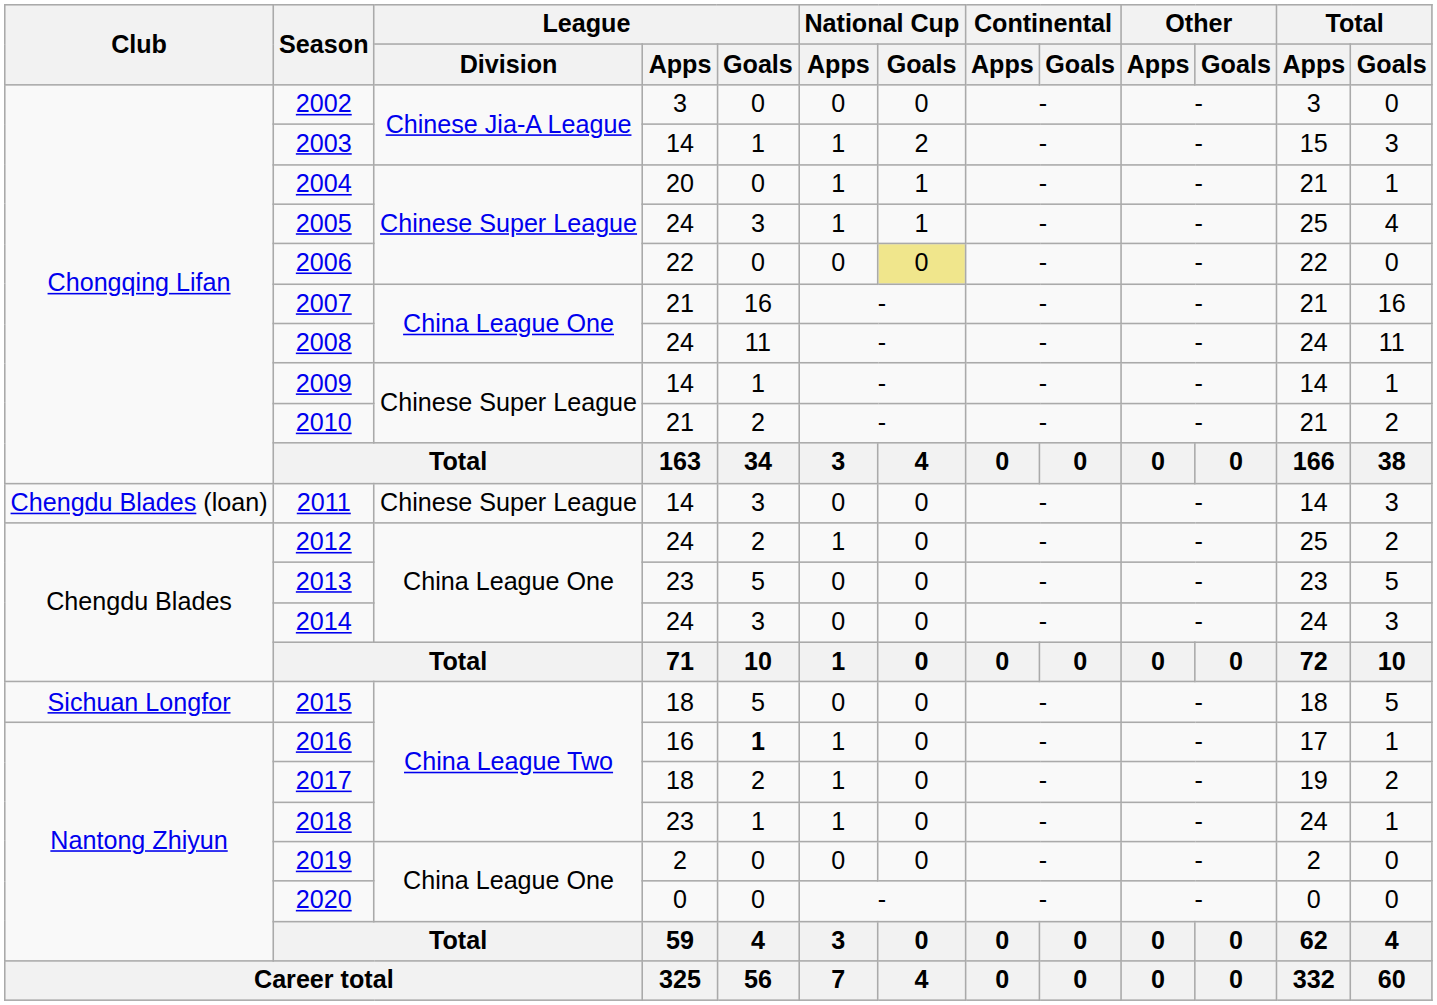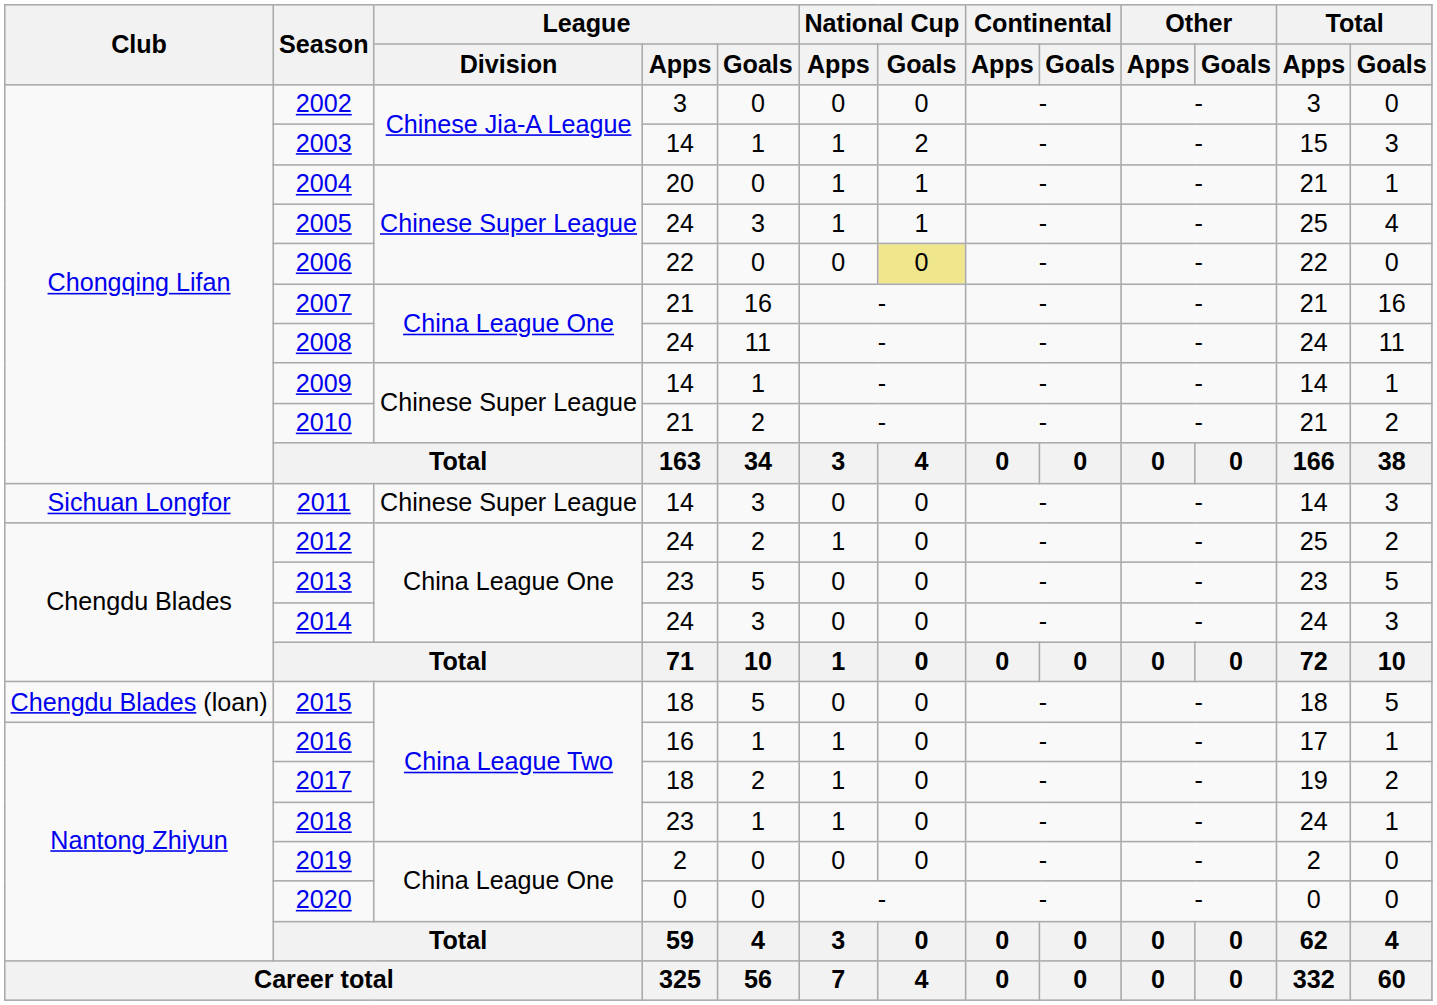(139, 502) Chengdu Blades (loan) -> (139, 502) Sichuan Longfor
(139, 701) Sichuan Longfor -> (139, 701) Chengdu Blades (loan)
(758, 741) bold -> (758, 741) normal
